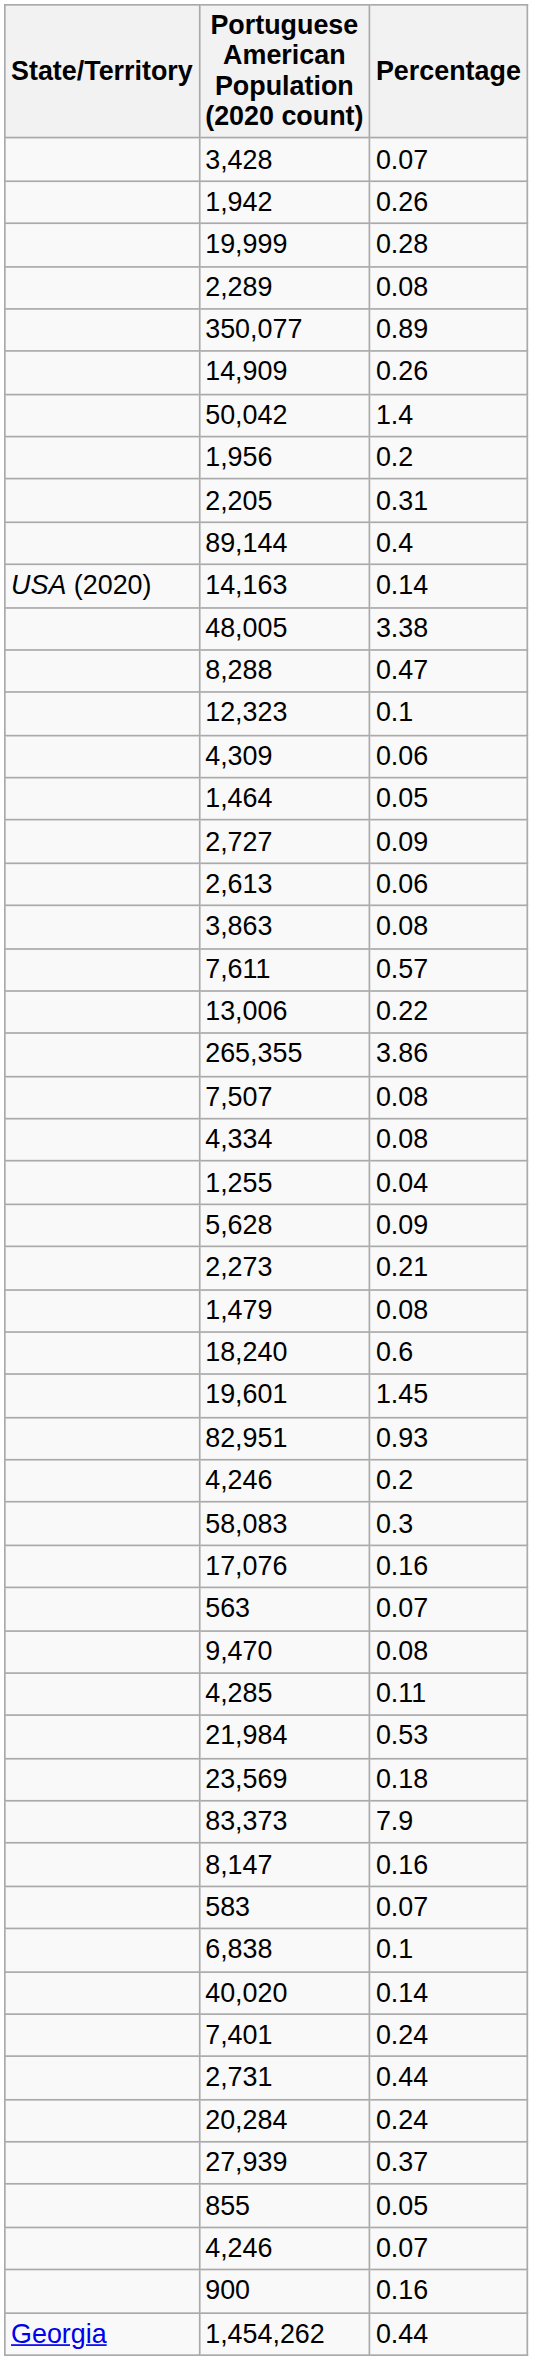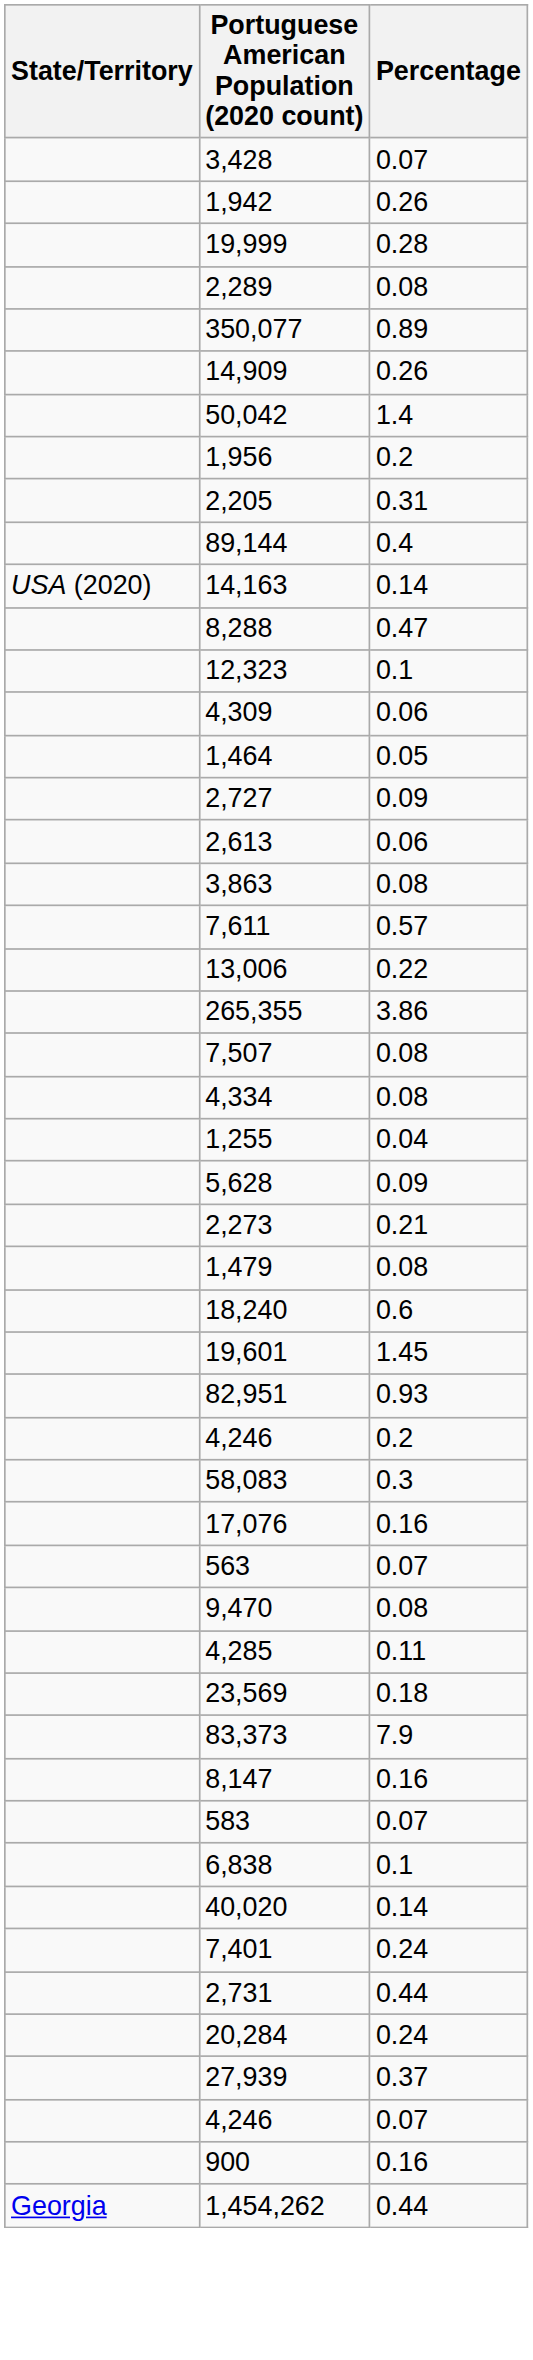- row: (246, 628)
- row: (246, 1736)
- row: (228, 2205)
